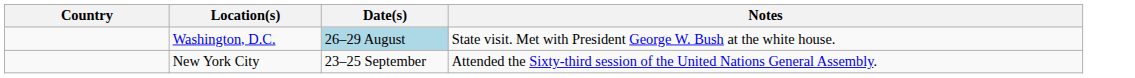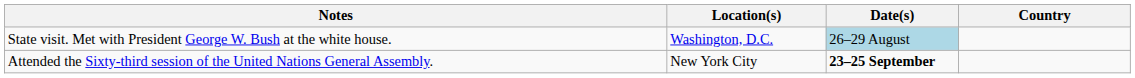columns swapped: (87, 15) <-> (765, 15)
(375, 61) normal -> (882, 61) bold
